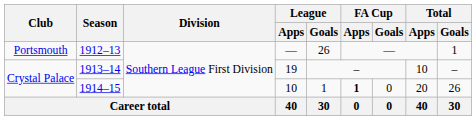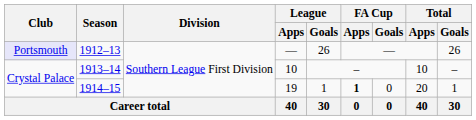(41, 50) no background -> (41, 50) lavender background
(454, 50) 1 -> (454, 50) 26
(291, 69) 19 -> (291, 69) 10
(291, 87) 10 -> (291, 87) 19
(454, 87) 26 -> (454, 87) 1
